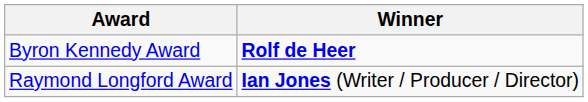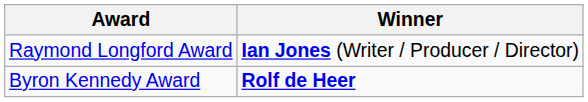rows swapped: (105, 50) <-> (121, 81)
